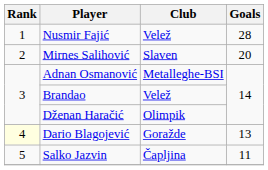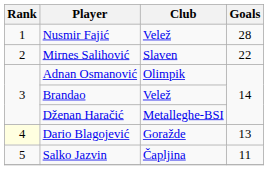(245, 54) 20 -> (245, 54) 22
(183, 74) Metalleghe-BSI -> (164, 74) Olimpik
(164, 114) Olimpik -> (183, 114) Metalleghe-BSI
